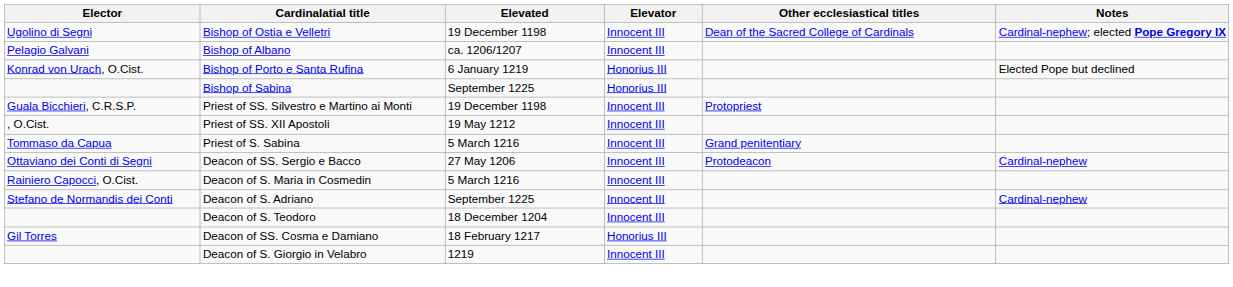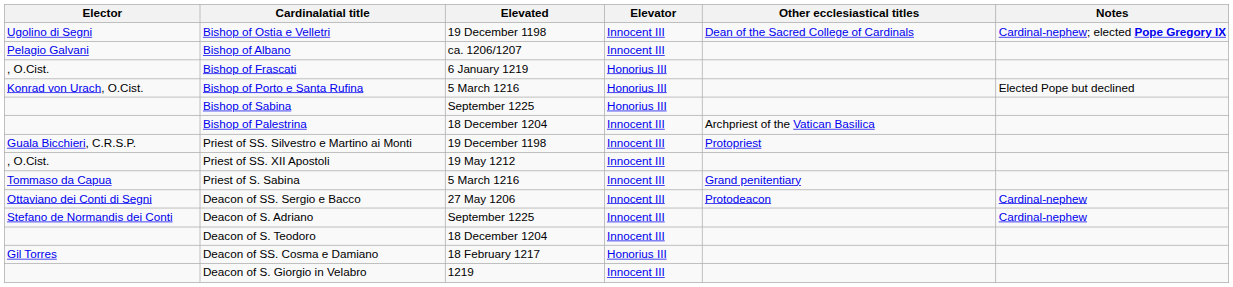+ row: (250, 69)
(488, 69) 6 January 1219 -> (484, 87) 5 March 1216
+ row: (255, 124)
- row: (287, 180)
